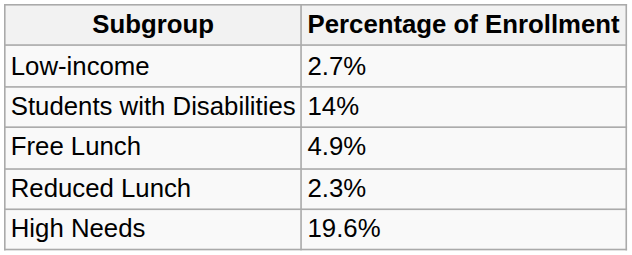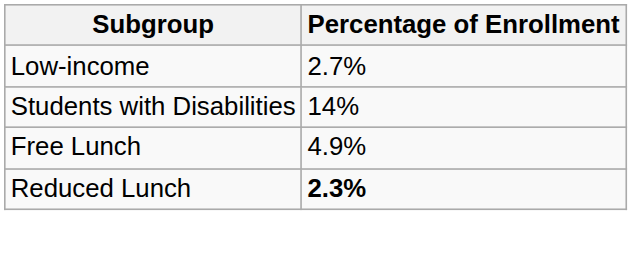(337, 188) normal -> (337, 188) bold
- row: (78, 229)
